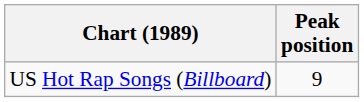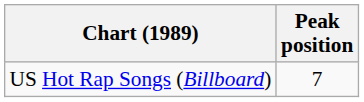(317, 79) 9 -> (317, 79) 7
